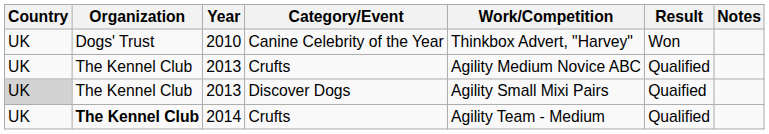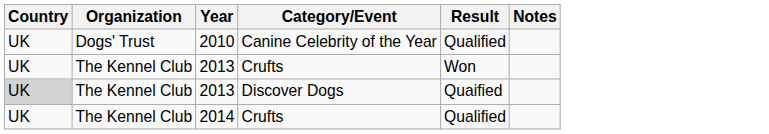- column: (546, 16)
(664, 41) Won -> (475, 41) Qualified
(679, 66) Qualified -> (460, 66) Won
(137, 116) bold -> (134, 116) normal
